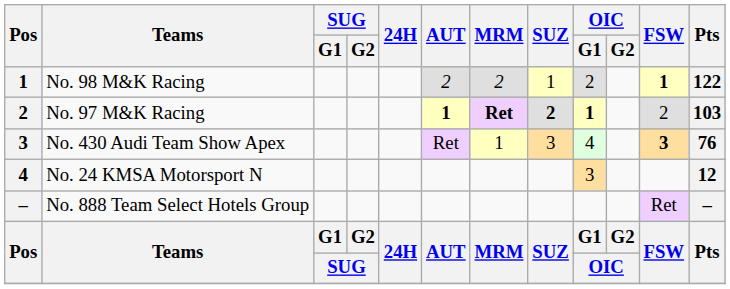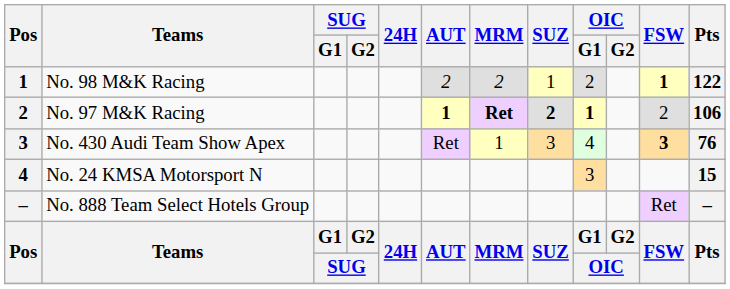(707, 112) 103 -> (707, 112) 106
(707, 174) 12 -> (707, 174) 15
